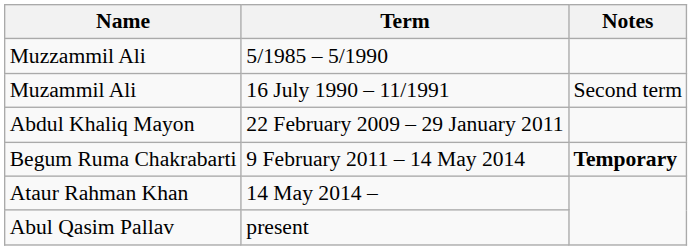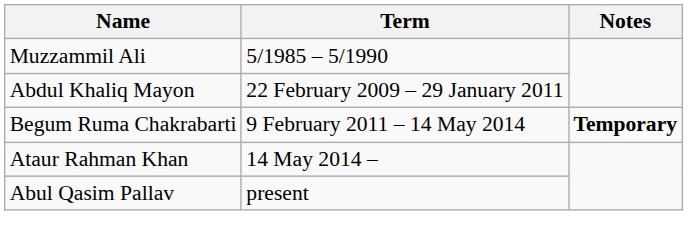- row: (73, 90)
